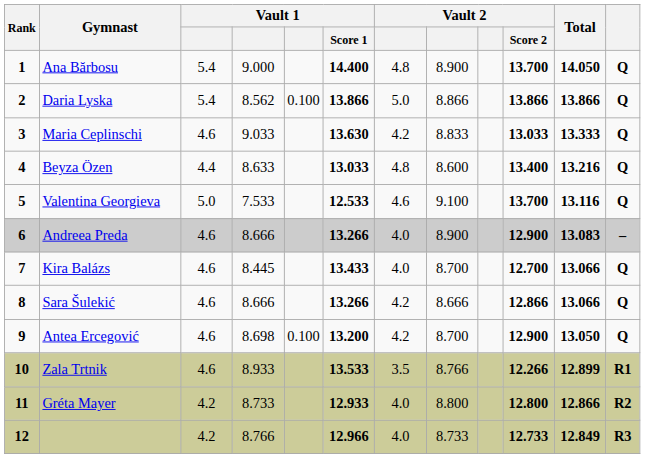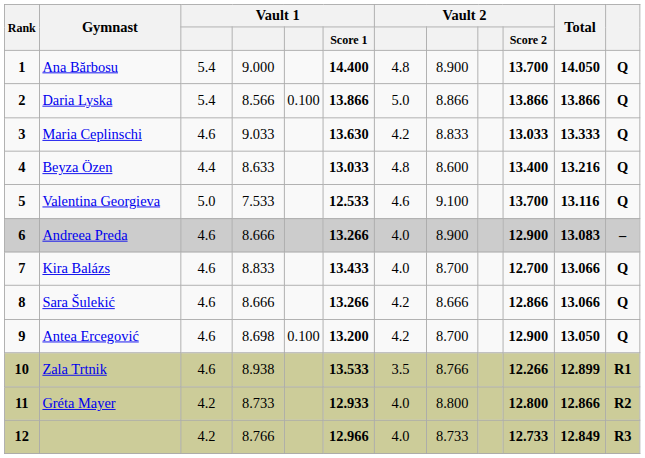(258, 100) 8.562 -> (258, 100) 8.566
(258, 268) 8.445 -> (258, 268) 8.833
(258, 369) 8.933 -> (258, 369) 8.938
